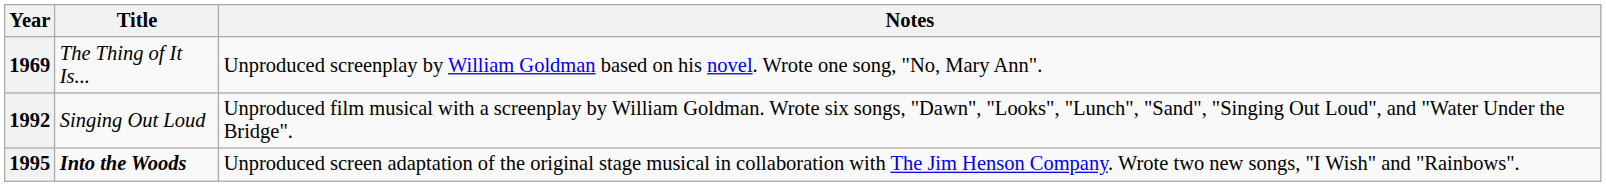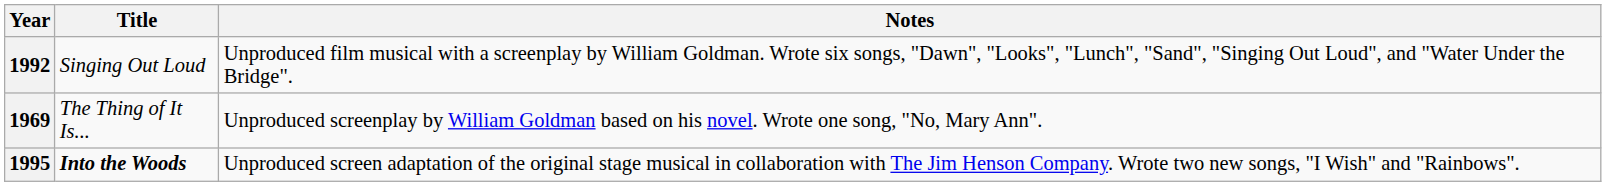rows swapped: (30, 64) <-> (30, 120)
